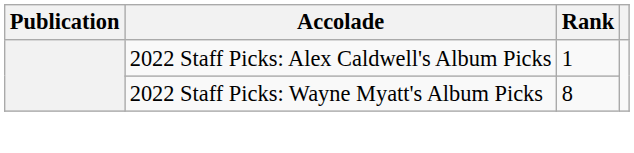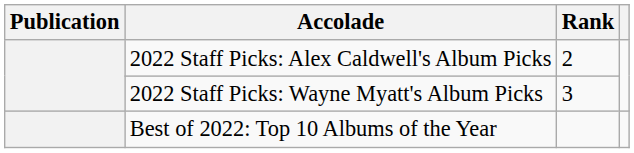(567, 57) 1 -> (567, 57) 2
(567, 93) 8 -> (567, 93) 3
+ row: (313, 128)
